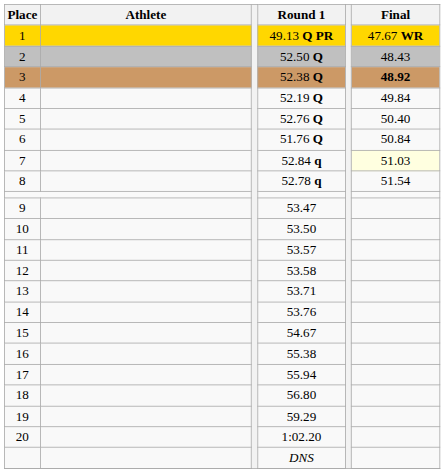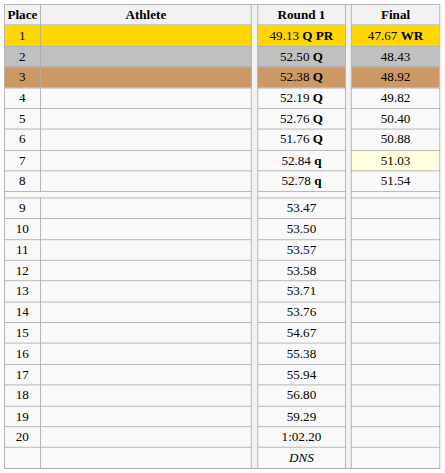(396, 77) bold -> (396, 77) normal
(396, 98) 49.84 -> (396, 98) 49.82
(396, 139) 50.84 -> (396, 139) 50.88
